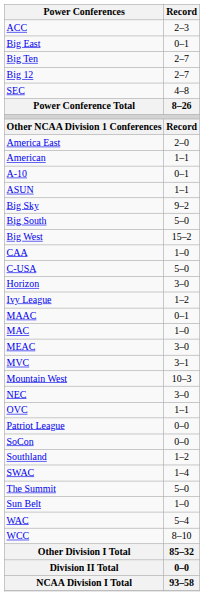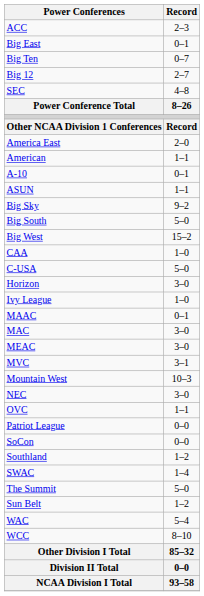(182, 59) 2–7 -> (182, 59) 0–7
(182, 300) 1–2 -> (182, 300) 1–0
(182, 331) 1–0 -> (182, 331) 3–0
(182, 504) 1–0 -> (182, 504) 1–2
